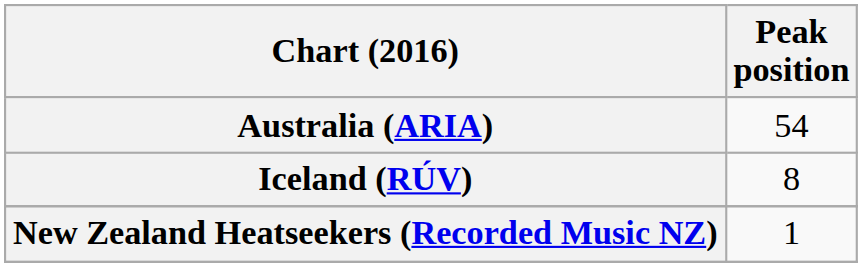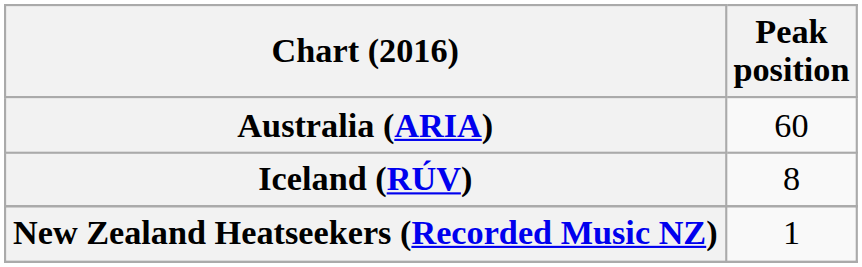(791, 124) 54 -> (791, 124) 60
